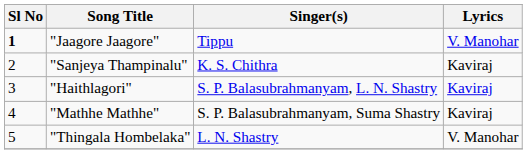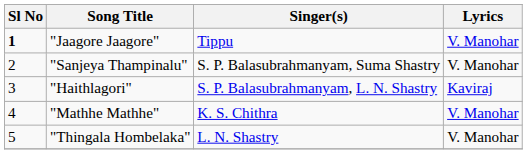(237, 64) K. S. Chithra -> (319, 64) S. P. Balasubrahmanyam, Suma Shastry
(470, 64) Kaviraj -> (483, 64) V. Manohar
(319, 112) S. P. Balasubrahmanyam, Suma Shastry -> (237, 112) K. S. Chithra
(470, 112) Kaviraj -> (483, 112) V. Manohar
